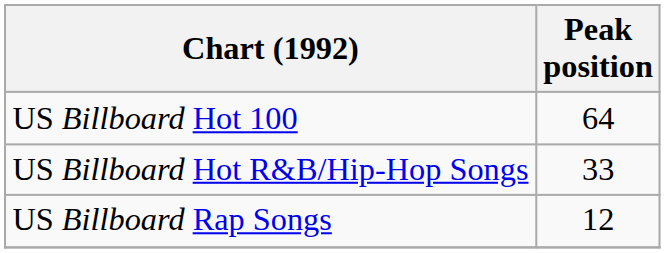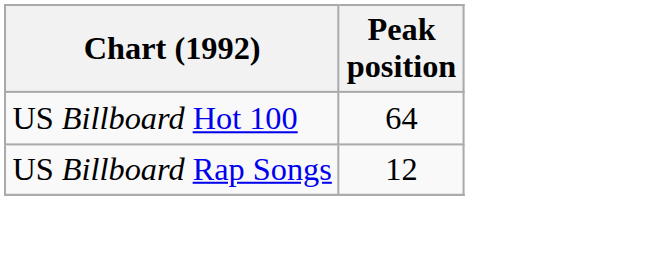- row: (270, 169)
